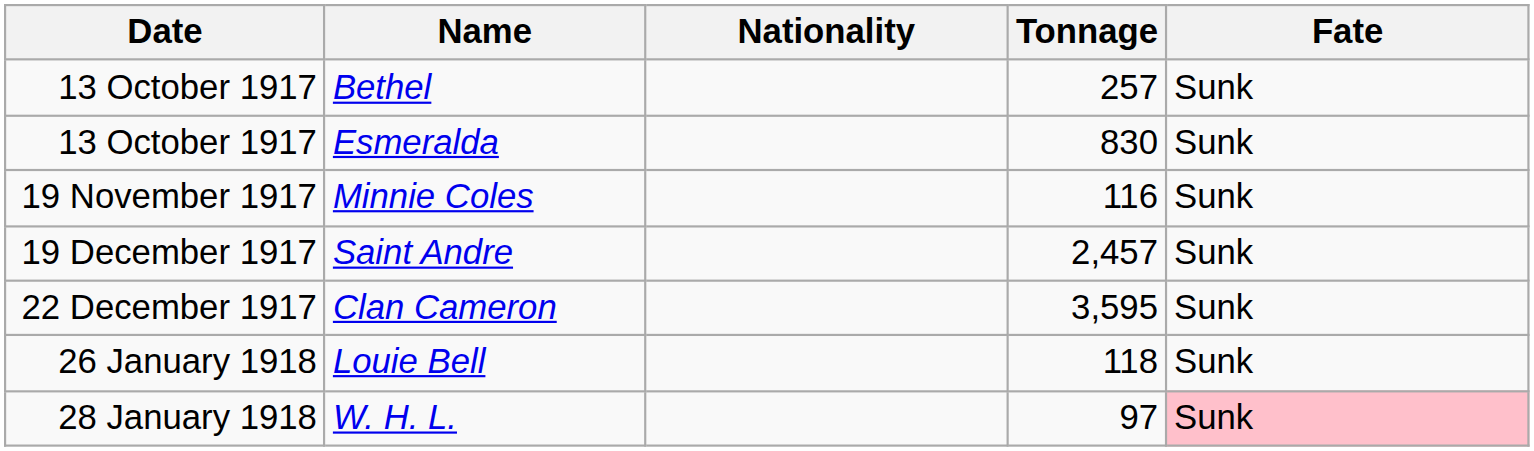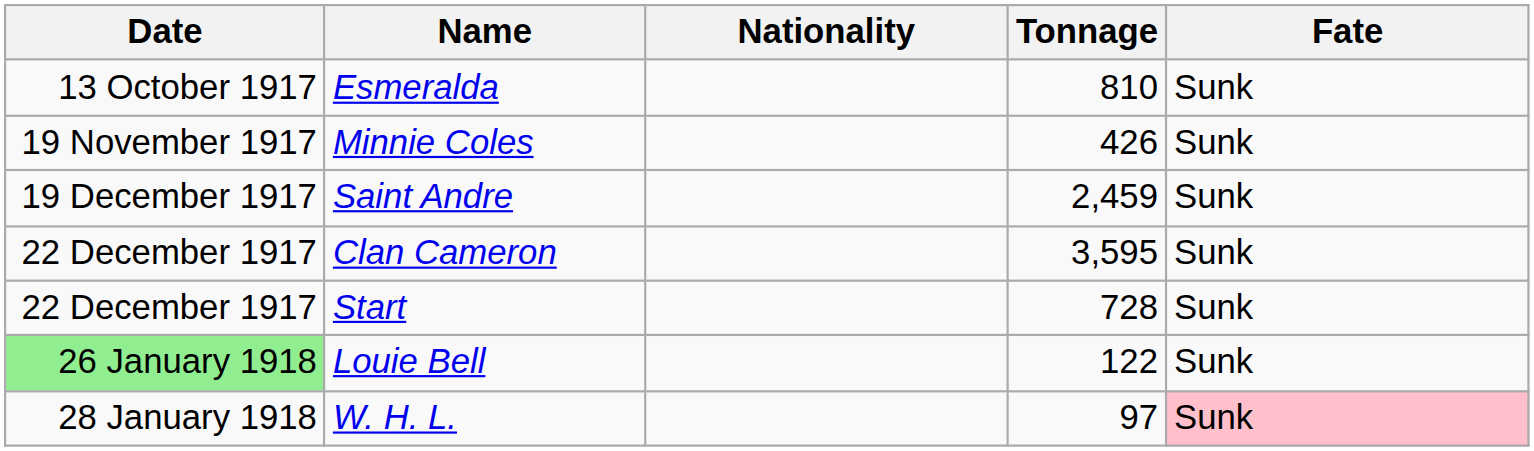- row: (382, 87)
(1129, 142) 830 -> (1129, 87) 810
(1130, 197) 116 -> (1129, 142) 426
(1115, 252) 2,457 -> (1115, 197) 2,459
+ row: (370, 307)
(188, 362) no background -> (188, 362) lightgreen background
(1130, 362) 118 -> (1129, 362) 122
